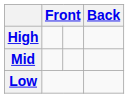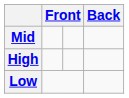rows swapped: (23, 37) <-> (23, 59)
